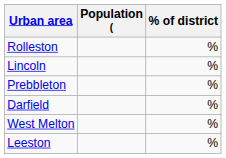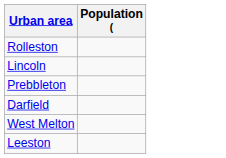- column: (183, 20)
